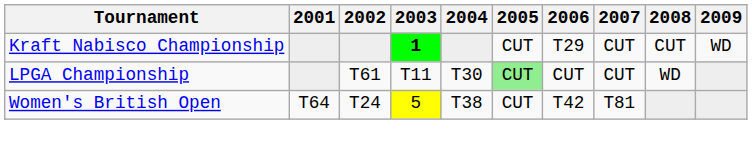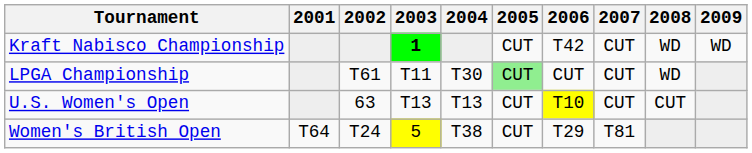(568, 48) T29 -> (568, 48) T42
(670, 48) CUT -> (670, 48) WD
+ row: (99, 105)
(568, 105) T42 -> (568, 133) T29
